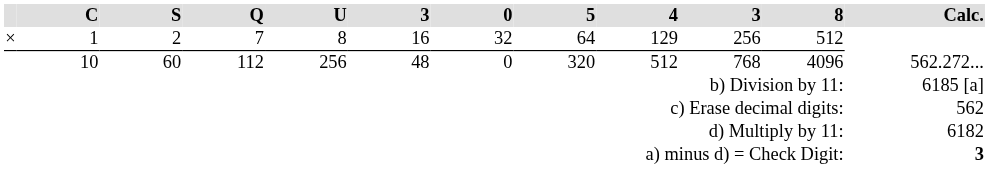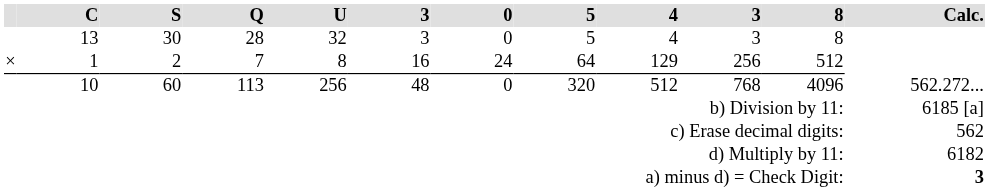+ row: (172, 38)
(503, 38) 32 -> (503, 61) 24
(250, 62) 112 -> (250, 85) 113
